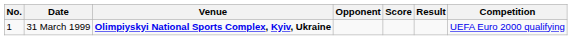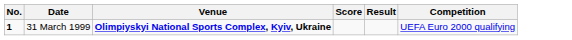- column: (358, 12)
(9, 27) normal -> (9, 27) bold
